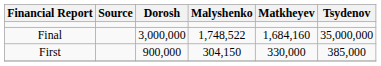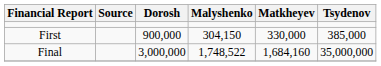rows swapped: (50, 53) <-> (50, 36)
